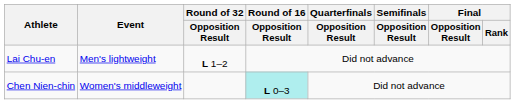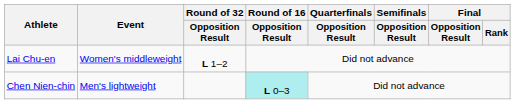(118, 59) Men's lightweight -> (131, 59) Women's middleweight
(131, 86) Women's middleweight -> (118, 86) Men's lightweight
